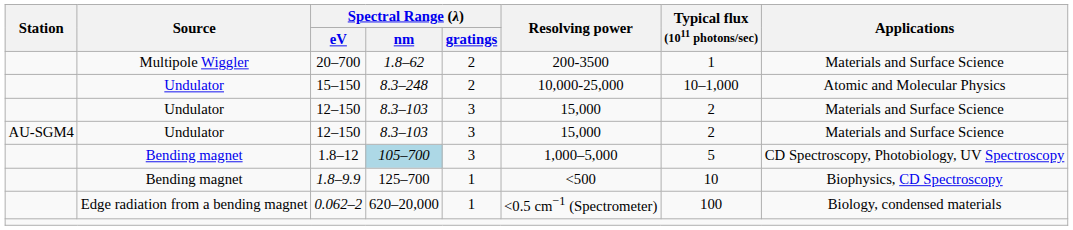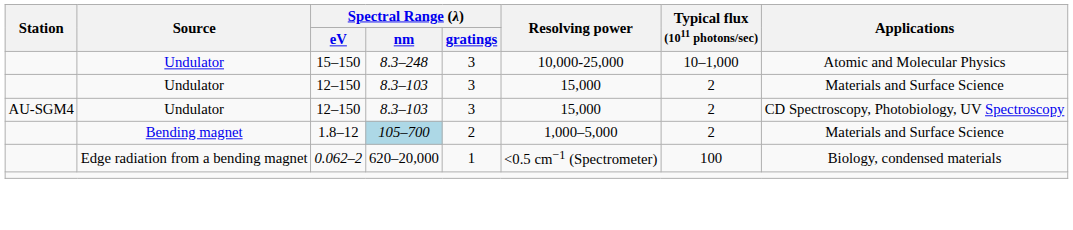- row: (41, 63)
(471, 86) 2 -> (471, 62) 3
(915, 132) Materials and Surface Science -> (915, 109) CD Spectroscopy, Photobiology, UV Spectroscopy
(471, 156) 3 -> (471, 132) 2
(711, 156) 5 -> (711, 132) 2
(915, 156) CD Spectroscopy, Photobiology, UV Spectroscopy -> (915, 132) Materials and Surface Science
- row: (41, 180)
